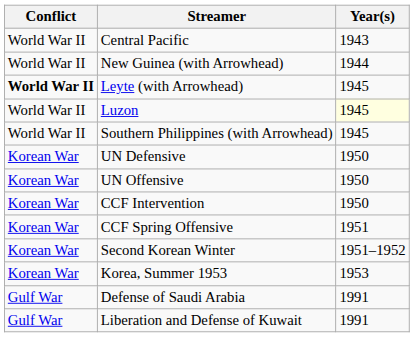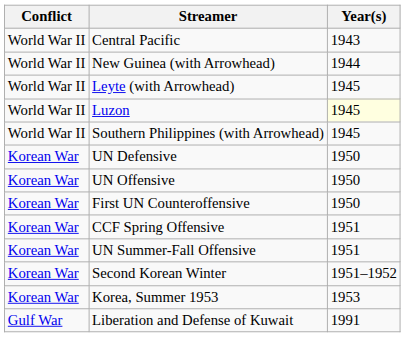(51, 86) bold -> (47, 86) normal
- row: (153, 203)
+ row: (171, 203)
+ row: (174, 250)
- row: (173, 297)
